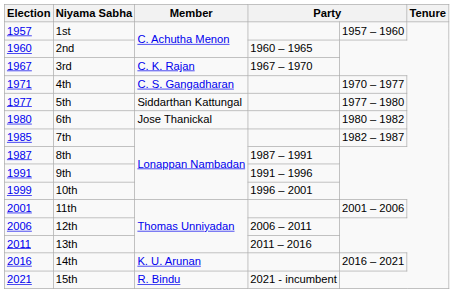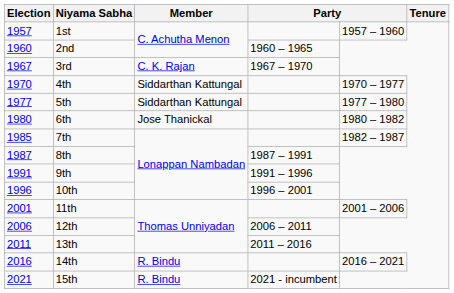(19, 84) 1971 -> (19, 84) 1970
(186, 84) C. S. Gangadharan -> (190, 84) Siddarthan Kattungal
(19, 191) 1999 -> (19, 191) 1996
(169, 262) K. U. Arunan -> (159, 262) R. Bindu
